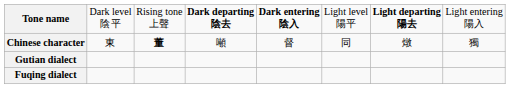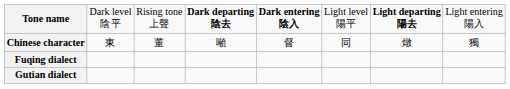(159, 42) bold -> (159, 42) normal
rows swapped: (46, 75) <-> (46, 59)
